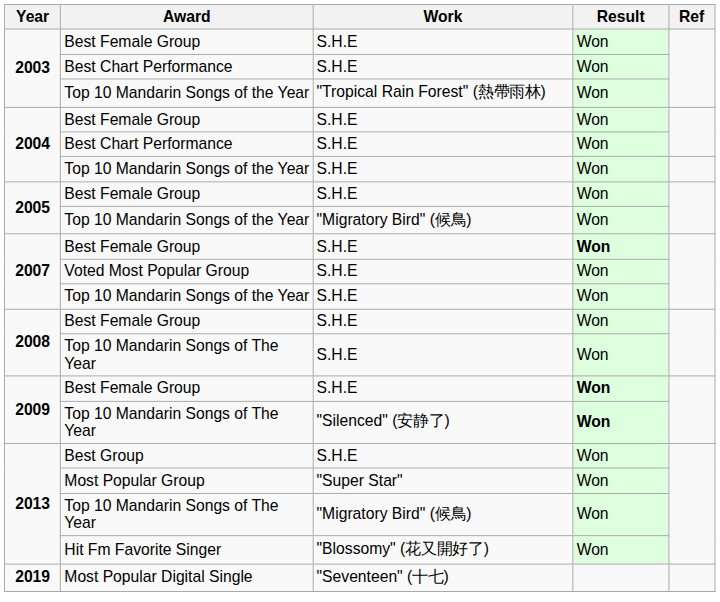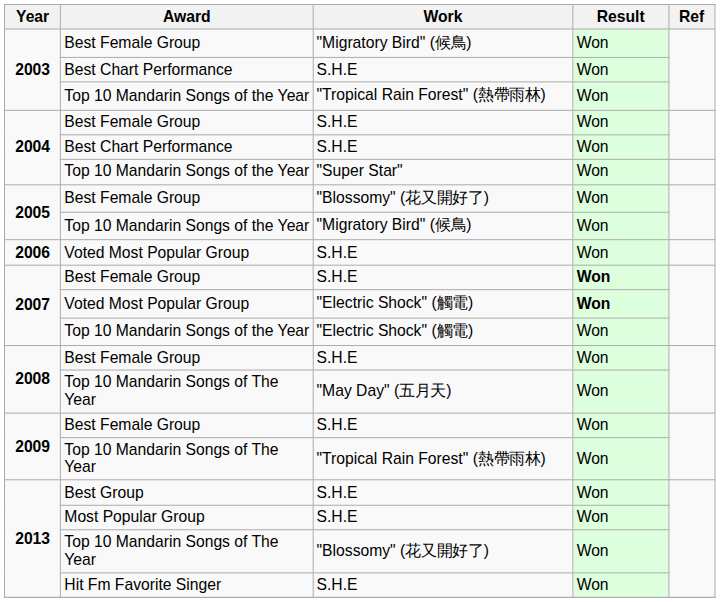(337, 41) S.H.E -> (394, 42) "Migratory Bird" (候鳥)
(337, 169) S.H.E -> (360, 172) "Super Star"
(337, 193) S.H.E -> (403, 197) "Blossomy" (花又開好了)
+ row: (33, 252)
(337, 271) S.H.E -> (395, 303) "Electric Shock" (觸電)
(621, 271) normal -> (621, 304) bold
(337, 296) S.H.E -> (395, 331) "Electric Shock" (觸電)
(337, 354) S.H.E -> (384, 391) "May Day" (五月天)
(621, 389) bold -> (621, 425) normal
(383, 421) "Silenced" (安静了) -> (431, 458) "Tropical Rain Forest" (熱帶雨林)
(621, 422) bold -> (621, 459) normal
(360, 480) "Super Star" -> (337, 517) S.H.E
(394, 514) "Migratory Bird" (候鳥) -> (403, 550) "Blossomy" (花又開好了)
(403, 549) "Blossomy" (花又開好了) -> (337, 584) S.H.E
- row: (33, 577)
